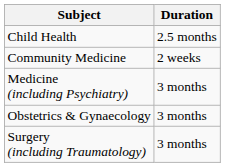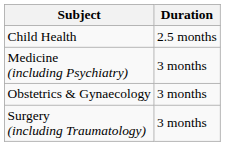- row: (67, 57)
